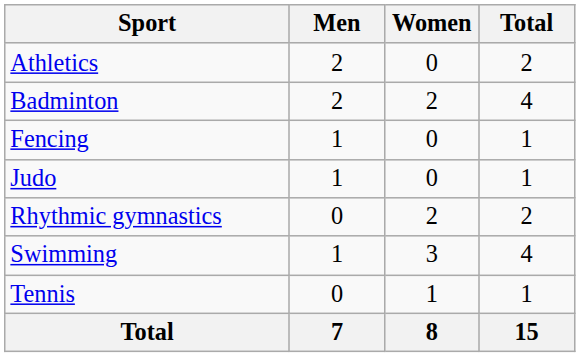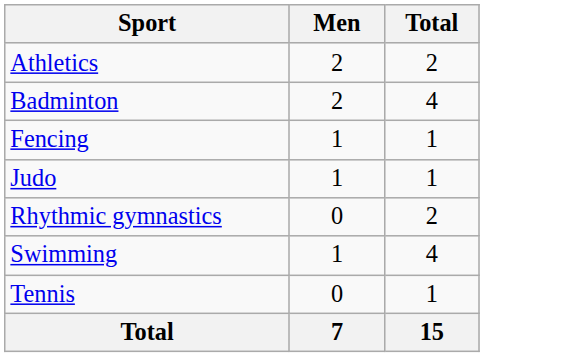- column: (432, 23)
